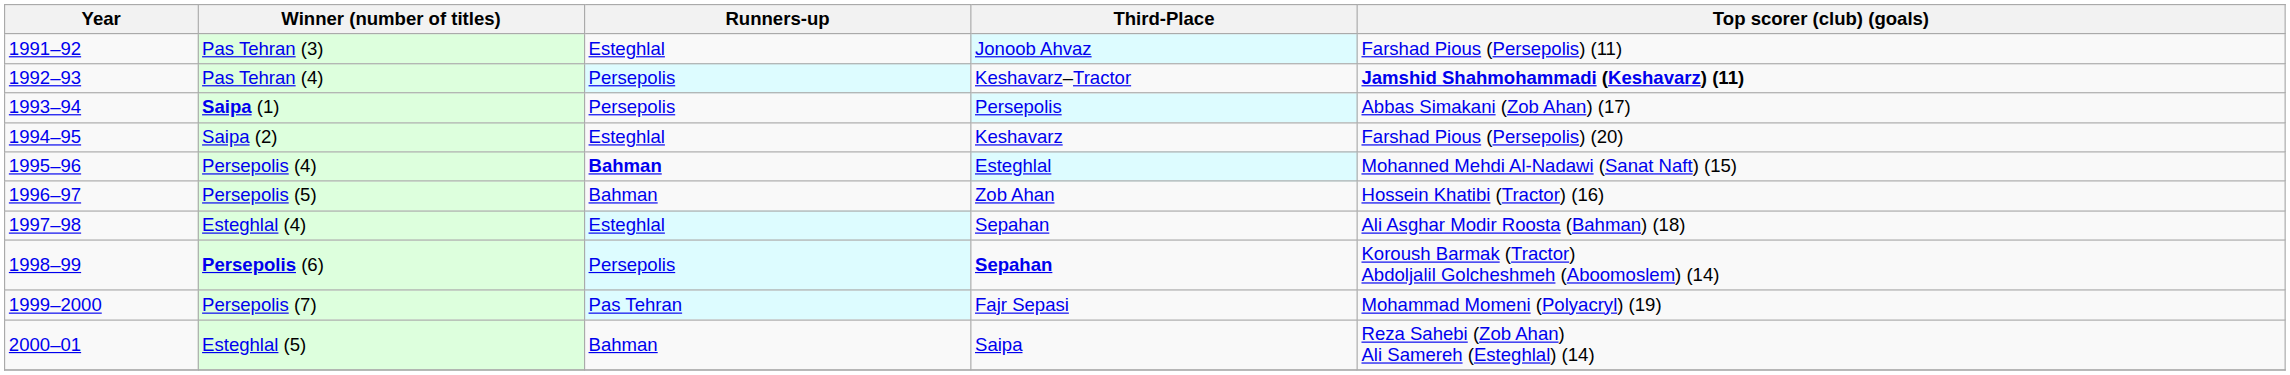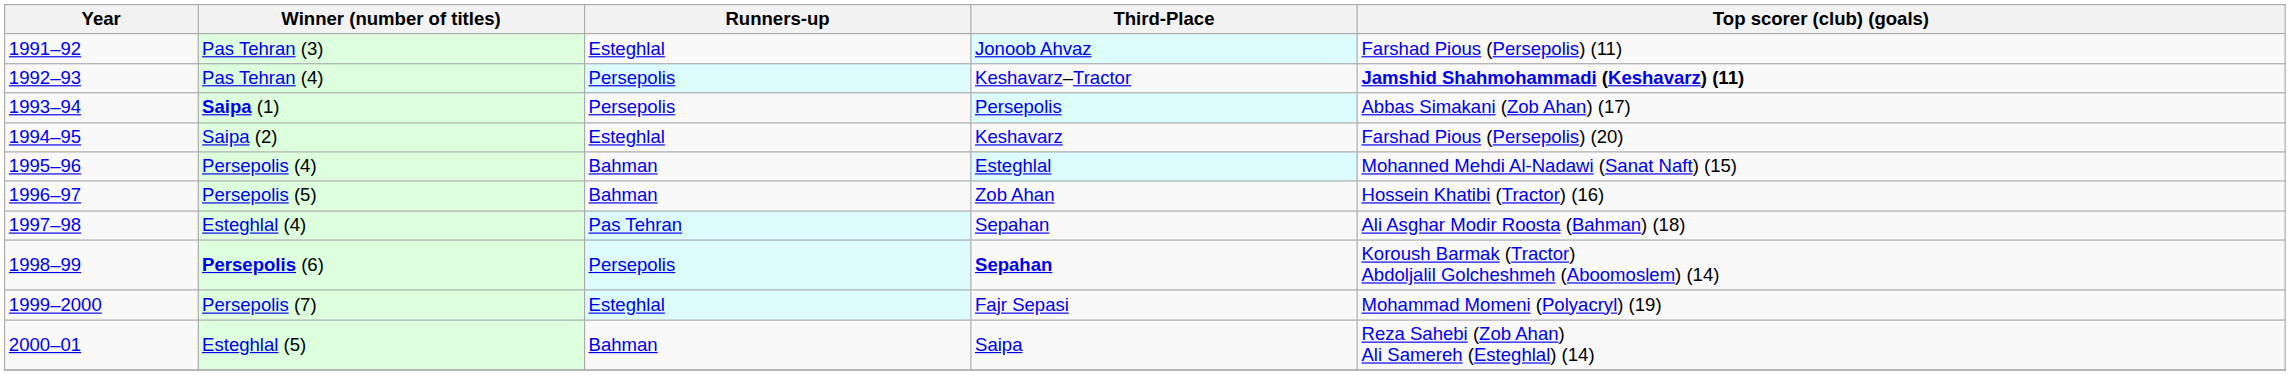(625, 166) bold -> (623, 166) normal
(627, 225) Esteghlal -> (635, 225) Pas Tehran
(635, 305) Pas Tehran -> (627, 305) Esteghlal
